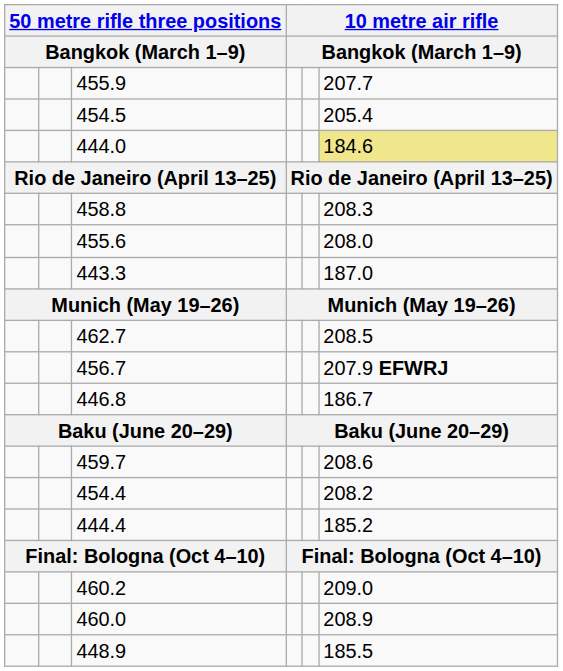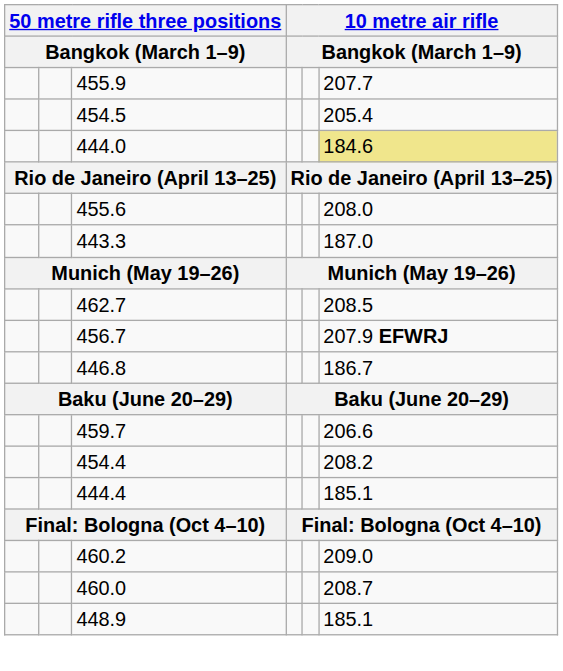- row: (101, 210)
(348, 462) 208.6 -> (348, 430) 206.6
(348, 525) 185.2 -> (348, 493) 185.1
(348, 620) 208.9 -> (348, 588) 208.7
(348, 651) 185.5 -> (348, 620) 185.1
